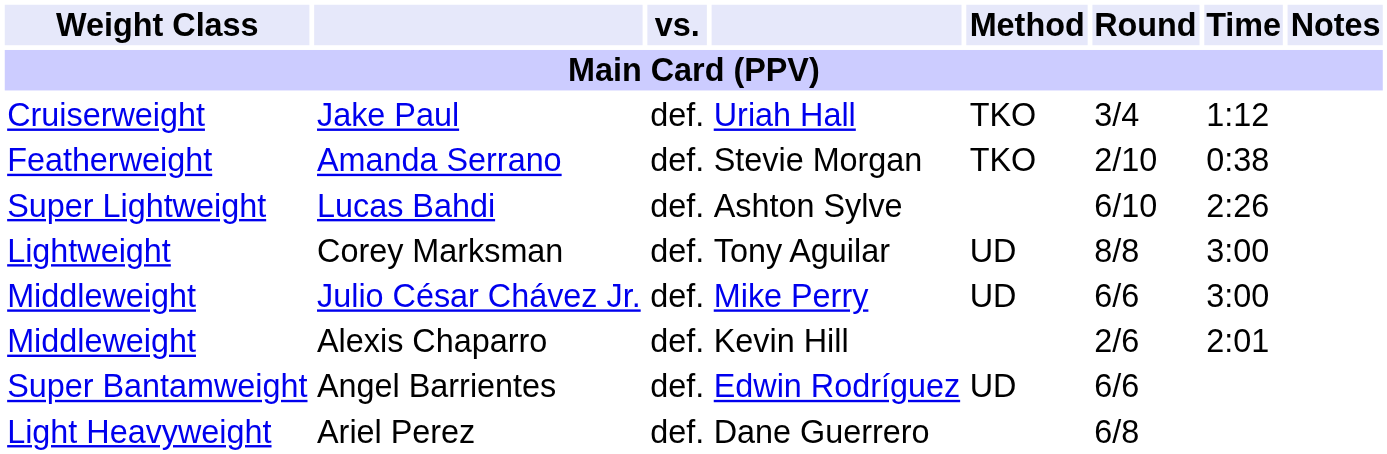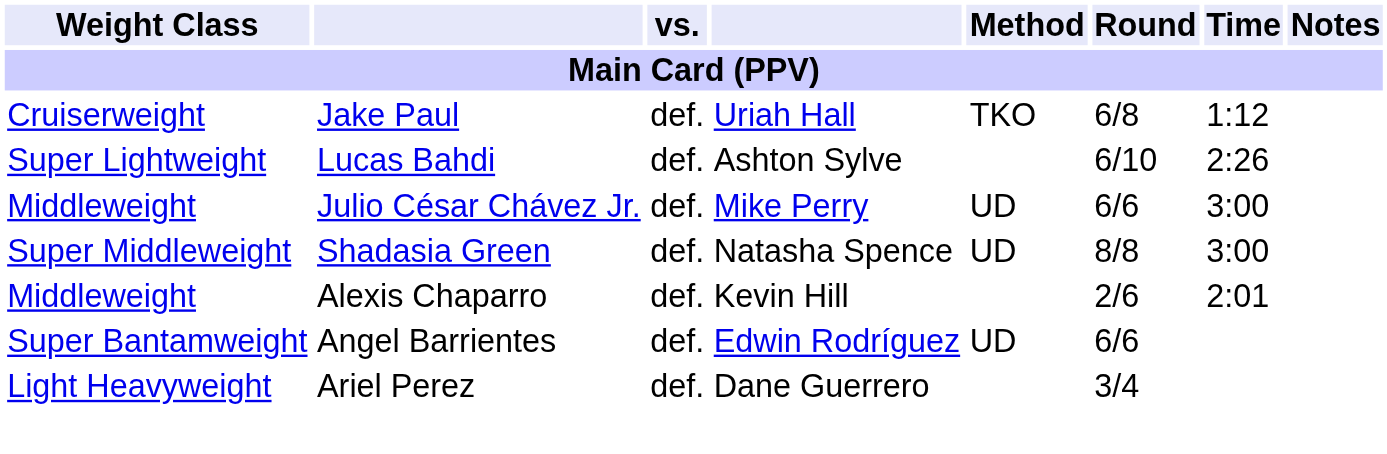(1117, 115) 3/4 -> (1117, 115) 6/8
- row: (439, 161)
- row: (440, 251)
+ row: (434, 251)
(1117, 432) 6/8 -> (1117, 387) 3/4
